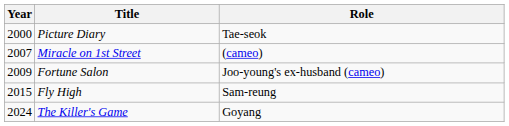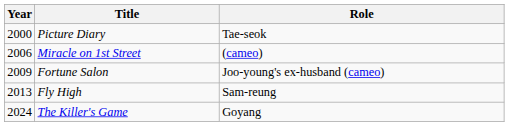(20, 53) 2007 -> (20, 53) 2006
(20, 92) 2015 -> (20, 92) 2013
